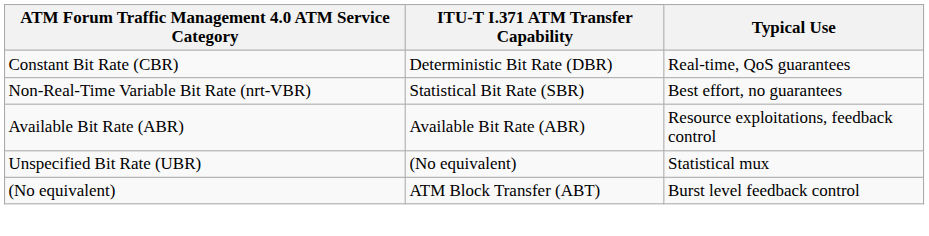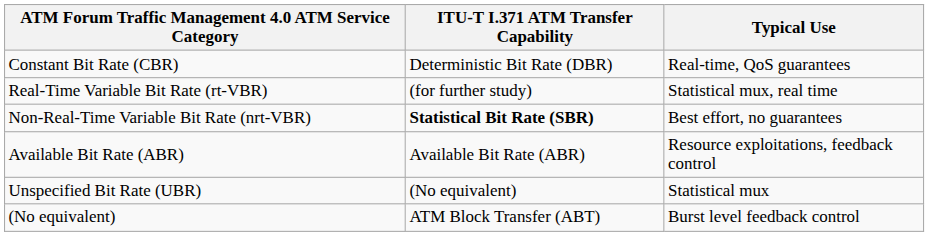+ row: (138, 90)
(497, 90) normal -> (502, 117) bold
